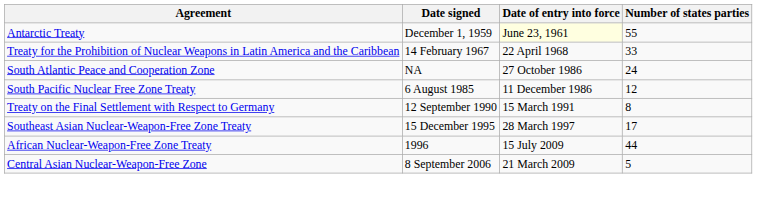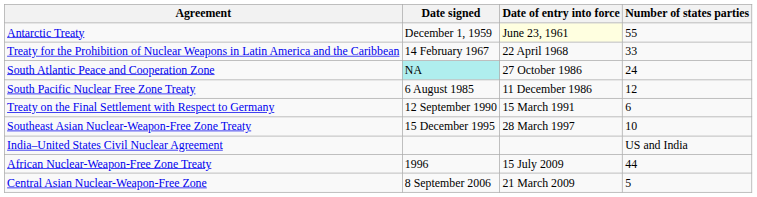(413, 70) no background -> (413, 70) paleturquoise background
(628, 107) 8 -> (628, 107) 6
(631, 126) 17 -> (631, 126) 10
+ row: (115, 145)
